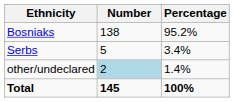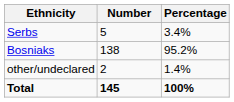rows swapped: (31, 32) <-> (22, 50)
(103, 69) lightblue background -> (103, 69) no background
